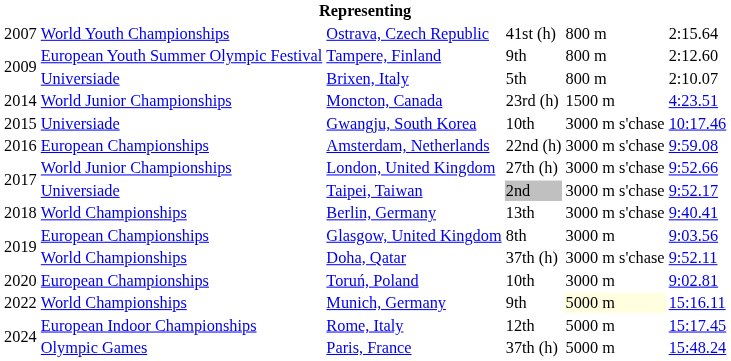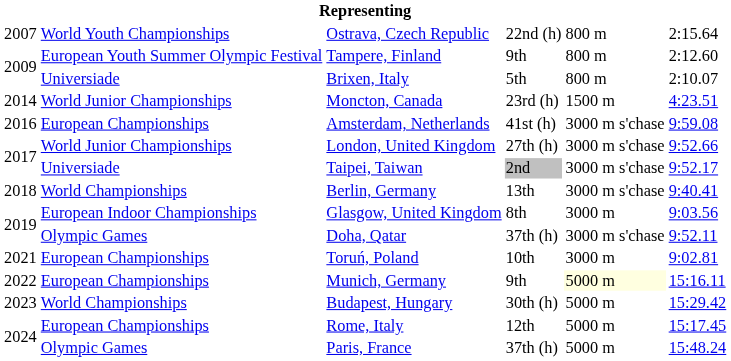(531, 33) 41st (h) -> (534, 33) 22nd (h)
- row: (401, 123)
(534, 145) 22nd (h) -> (531, 123) 41st (h)
(125, 235) European Championships -> (149, 213) European Indoor Championships
(114, 258) World Championships -> (94, 235) Olympic Games
(20, 280) 2020 -> (20, 258) 2021
(114, 302) World Championships -> (125, 280) European Championships
+ row: (389, 302)
(149, 325) European Indoor Championships -> (125, 325) European Championships
